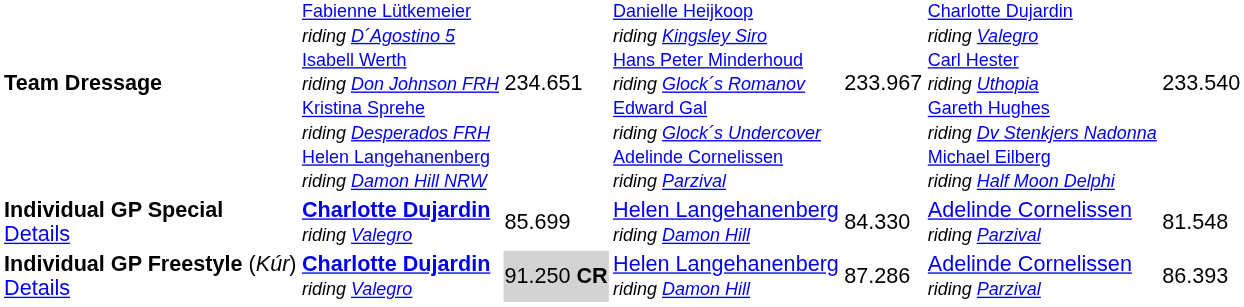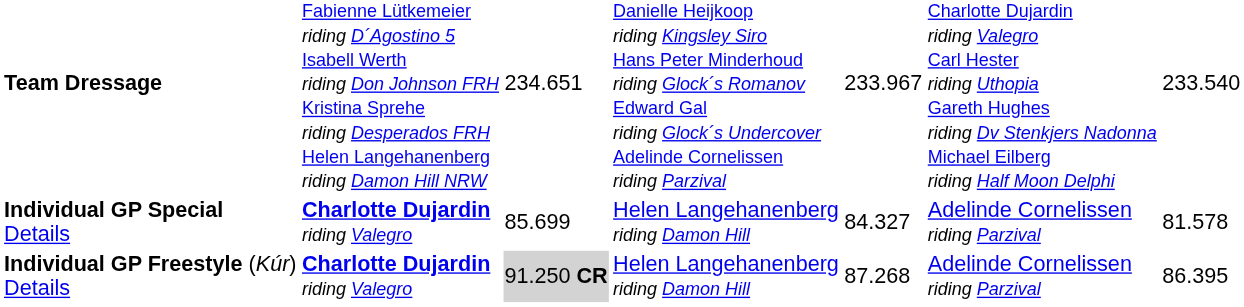(877, 222) 84.330 -> (877, 222) 84.327
(1195, 222) 81.548 -> (1195, 222) 81.578
(877, 276) 87.286 -> (877, 276) 87.268
(1195, 276) 86.393 -> (1195, 276) 86.395
